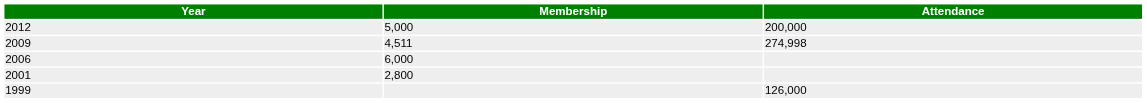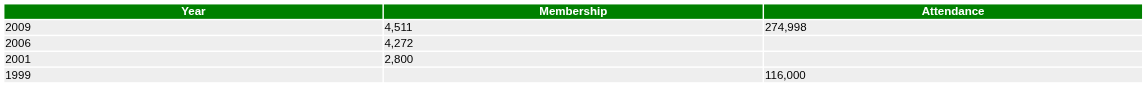- row: (18, 27)
(399, 59) 6,000 -> (399, 43) 4,272
(786, 90) 126,000 -> (785, 75) 116,000
